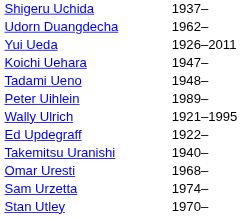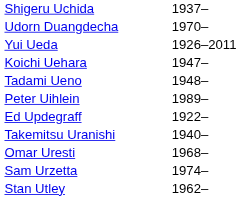(190, 26) 1962– -> (190, 26) 1970–
- row: (39, 117)
(190, 207) 1970– -> (190, 189) 1962–
